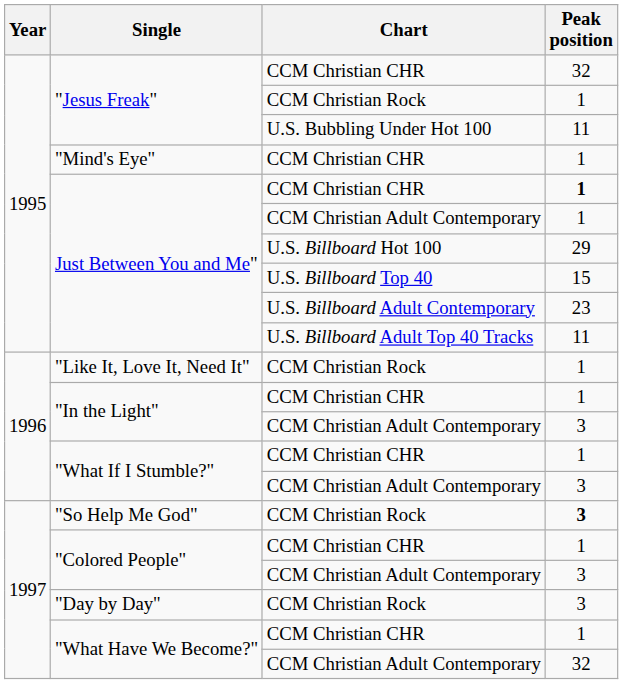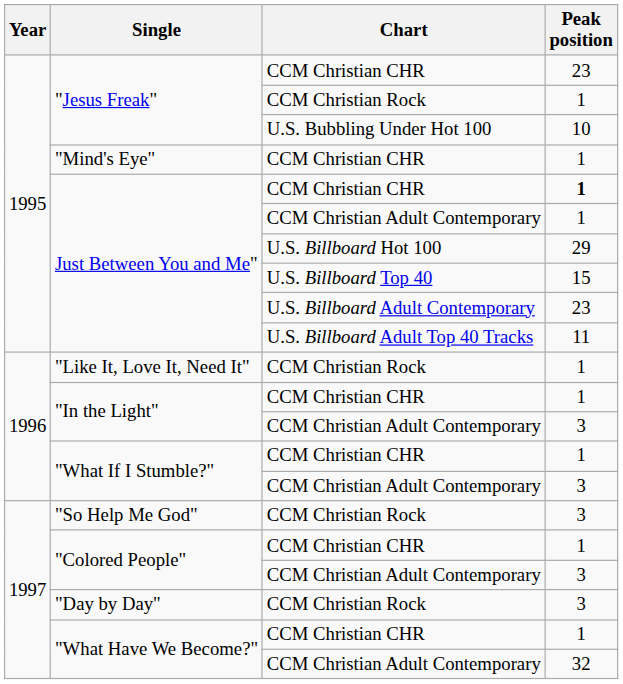(581, 70) 32 -> (581, 70) 23
(581, 129) 11 -> (581, 129) 10
(581, 515) bold -> (581, 515) normal
